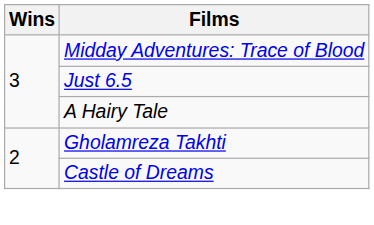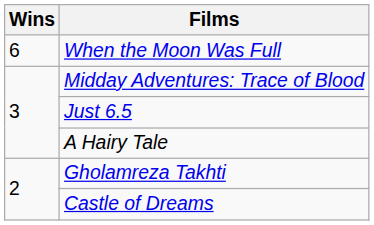+ row: (173, 50)
